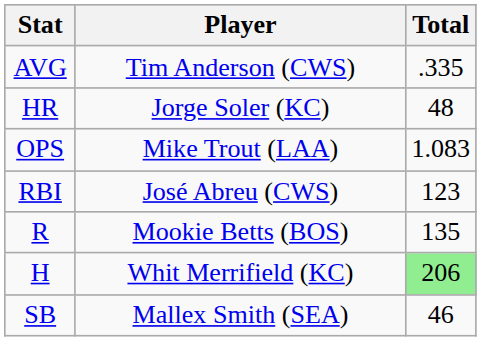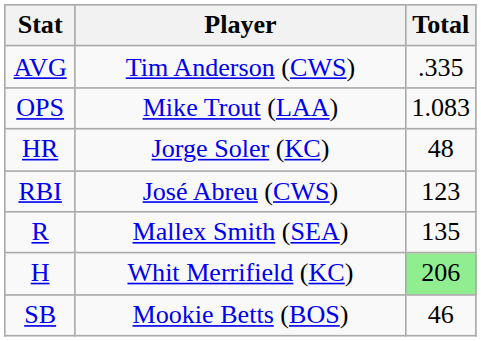rows swapped: (40, 149) <-> (40, 107)
(240, 231) Mookie Betts (BOS) -> (240, 231) Mallex Smith (SEA)
(240, 314) Mallex Smith (SEA) -> (240, 314) Mookie Betts (BOS)
